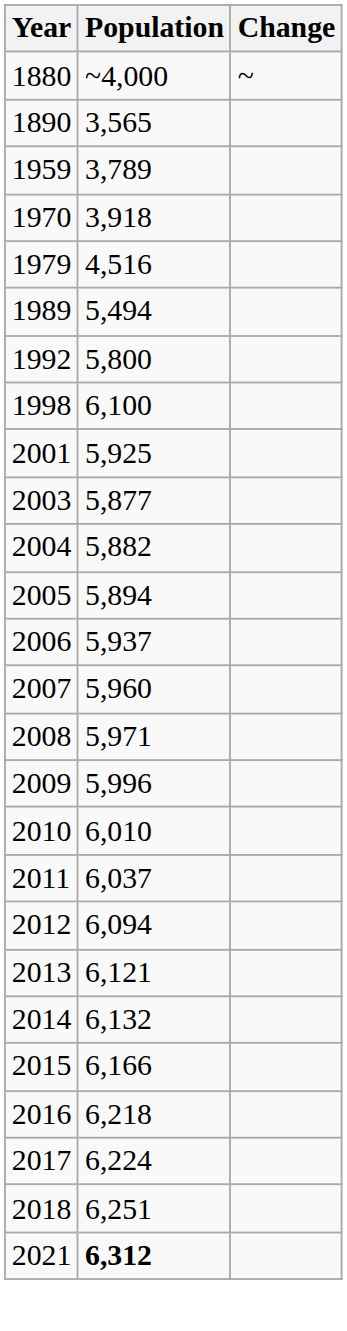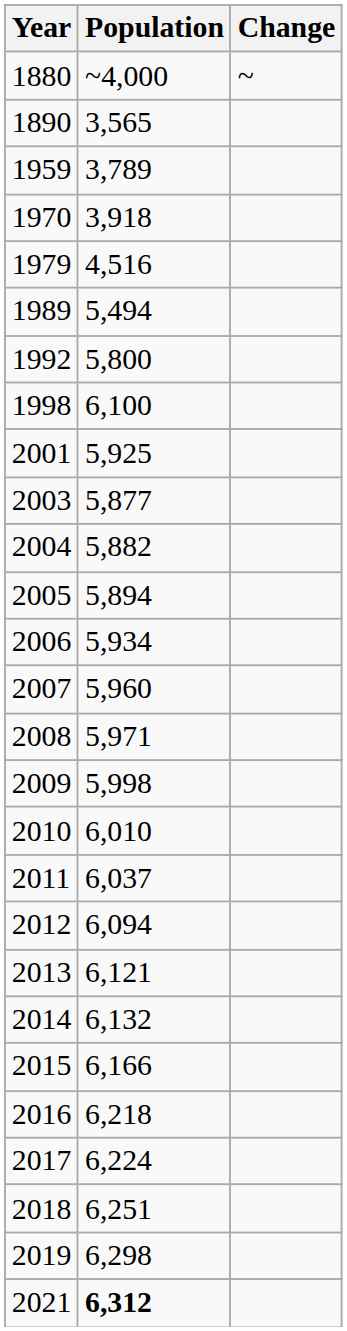(119, 641) 5,937 -> (119, 641) 5,934
(119, 783) 5,996 -> (119, 783) 5,998
+ row: (42, 1255)
